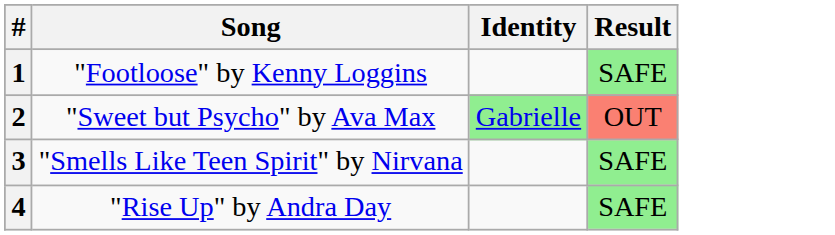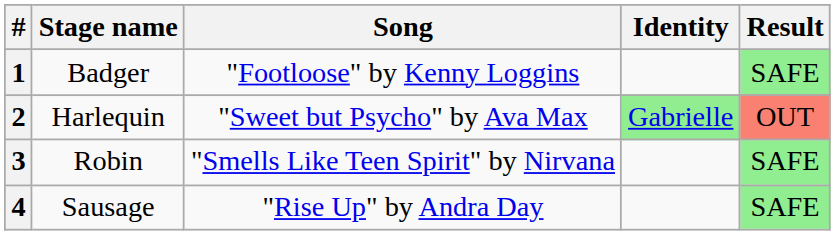+ column: (108, 26)
